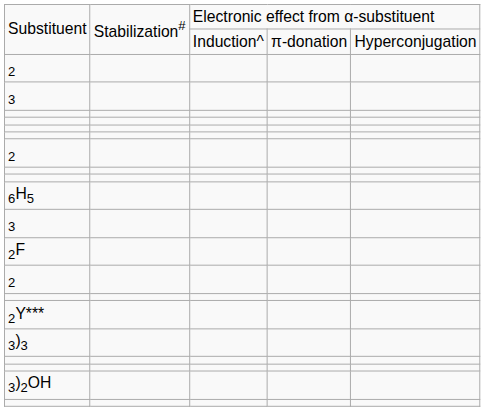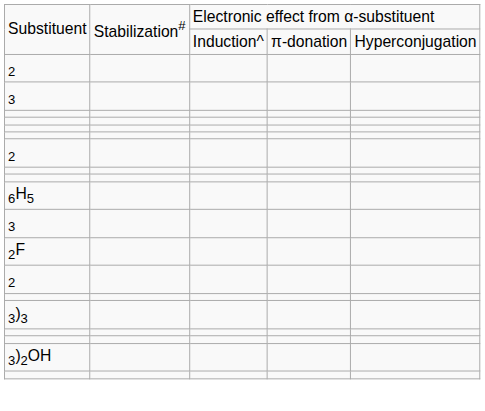- row: (26, 315)
